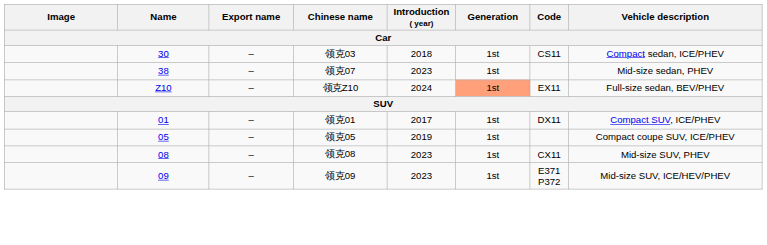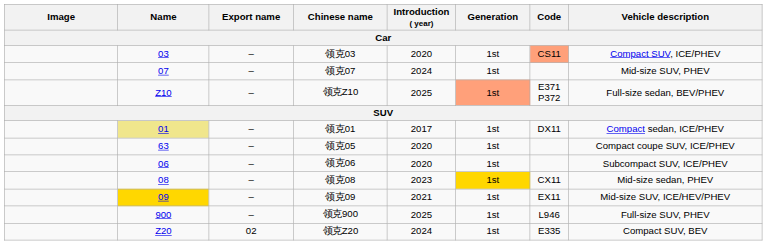(163, 54) 30 -> (163, 54) 03
(421, 54) 2018 -> (421, 54) 2020
(549, 54) no background -> (549, 54) lightsalmon background
(665, 54) Compact sedan, ICE/PHEV -> (665, 54) Compact SUV, ICE/PHEV
(163, 71) 38 -> (163, 71) 07
(421, 71) 2023 -> (421, 71) 2024
(665, 71) Mid-size sedan, PHEV -> (665, 71) Mid-size SUV, PHEV
(421, 88) 2024 -> (421, 92) 2025
(549, 88) EX11 -> (549, 92) E371 P372
(163, 120) no background -> (163, 129) khaki background
(665, 120) Compact SUV, ICE/PHEV -> (665, 129) Compact sedan, ICE/PHEV
(163, 137) 05 -> (163, 146) 63
(421, 137) 2019 -> (421, 146) 2020
+ row: (340, 163)
(493, 154) no background -> (493, 180) gold background
(665, 154) Mid-size SUV, PHEV -> (665, 180) Mid-size sedan, PHEV
(163, 176) no background -> (163, 197) gold background
(421, 176) 2023 -> (421, 197) 2021
(549, 176) E371 P372 -> (549, 197) EX11
+ row: (340, 214)
+ row: (340, 231)
